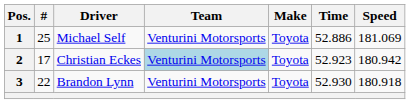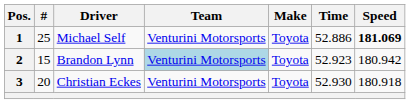(380, 37) normal -> (380, 37) bold
(44, 59) 17 -> (44, 59) 15
(99, 59) Christian Eckes -> (95, 59) Brandon Lynn
(44, 81) 22 -> (44, 81) 20
(95, 81) Brandon Lynn -> (99, 81) Christian Eckes
